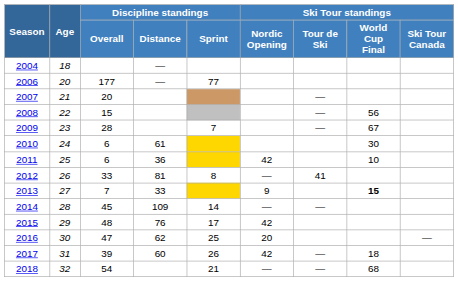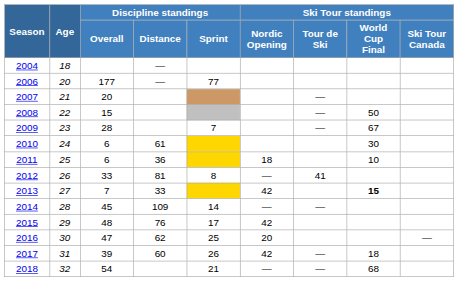(373, 113) 56 -> (373, 113) 50
(267, 160) 42 -> (267, 160) 18
(267, 191) 9 -> (267, 191) 42
